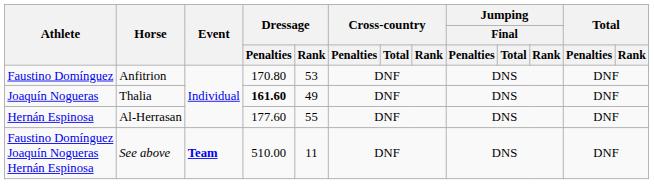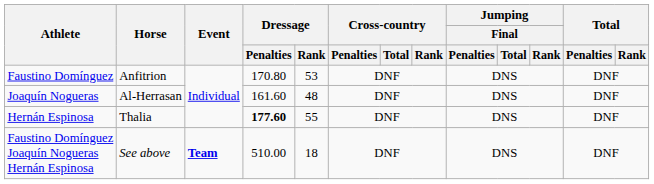(135, 96) Thalia -> (151, 96) Al-Herrasan
(269, 96) bold -> (269, 96) normal
(311, 96) 49 -> (311, 96) 48
(151, 117) Al-Herrasan -> (135, 117) Thalia
(269, 117) normal -> (269, 117) bold
(311, 153) 11 -> (311, 153) 18
